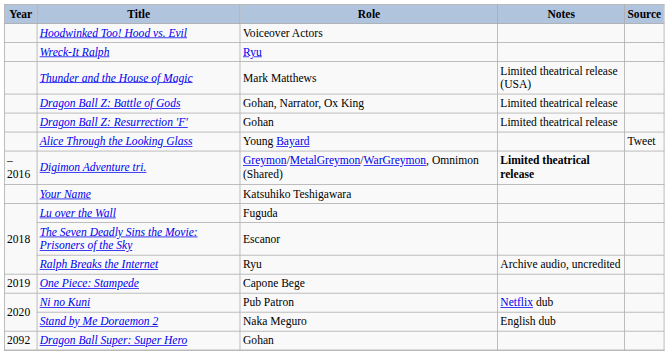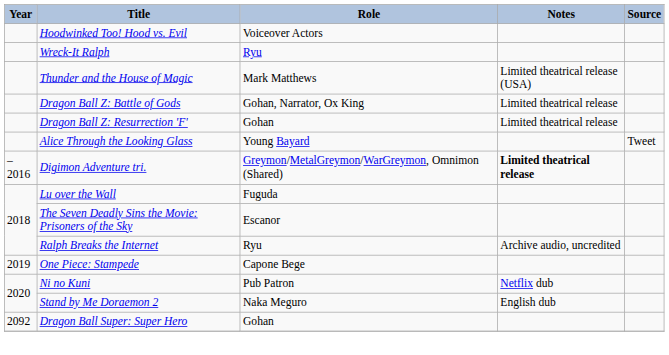- row: (65, 193)
